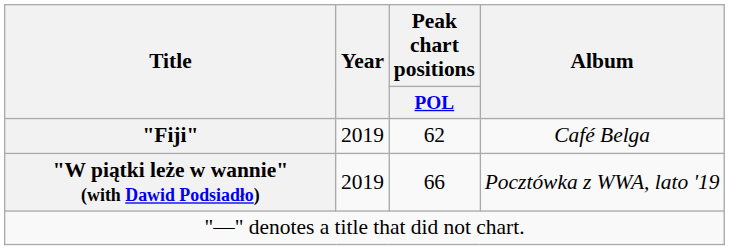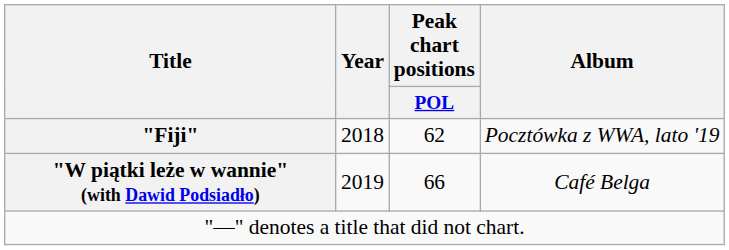(363, 135) 2019 -> (363, 135) 2018
(602, 135) Café Belga -> (602, 135) Pocztówka z WWA, lato '19
(602, 181) Pocztówka z WWA, lato '19 -> (602, 181) Café Belga
